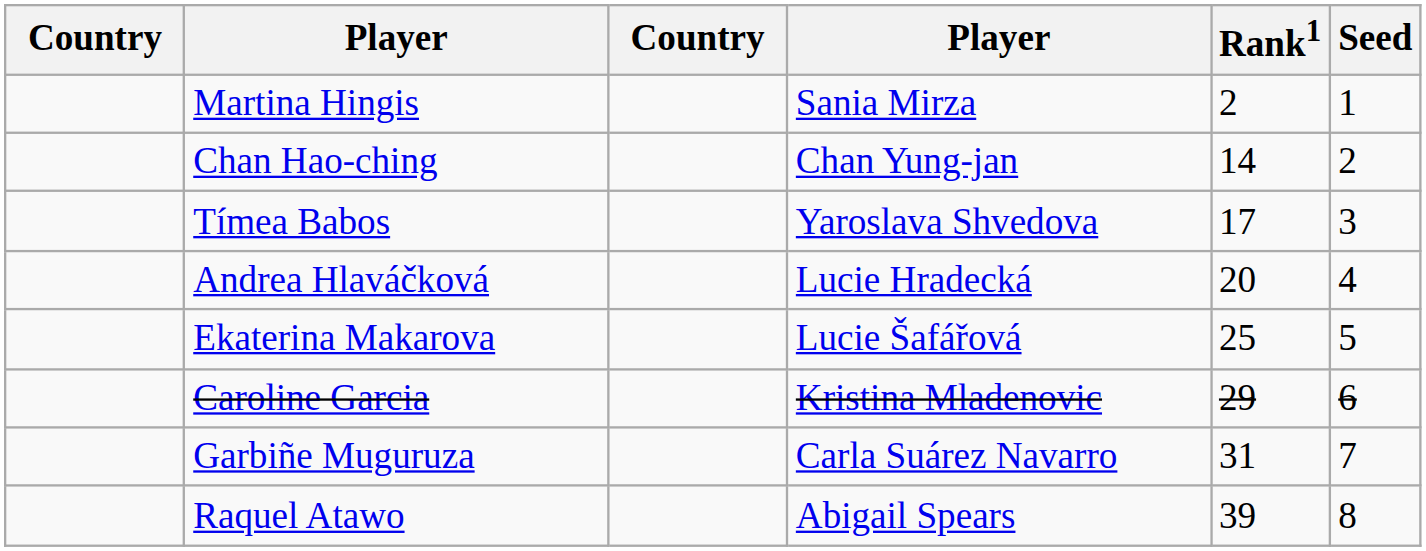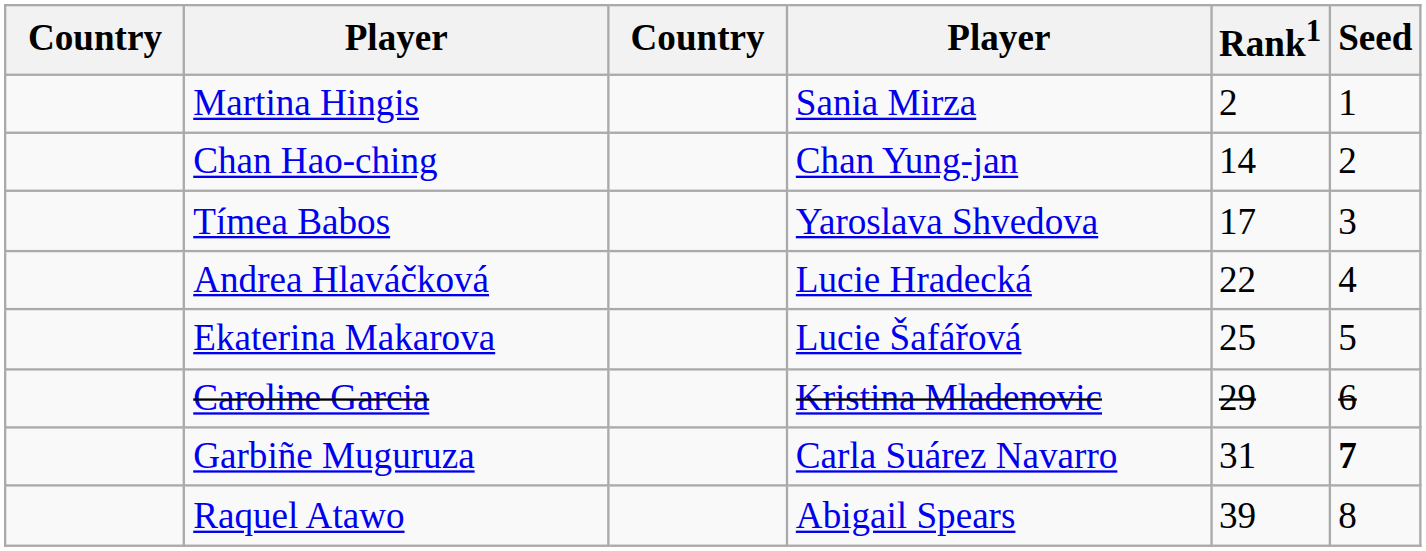(1238, 279) 20 -> (1238, 279) 22
(1347, 456) normal -> (1347, 456) bold
